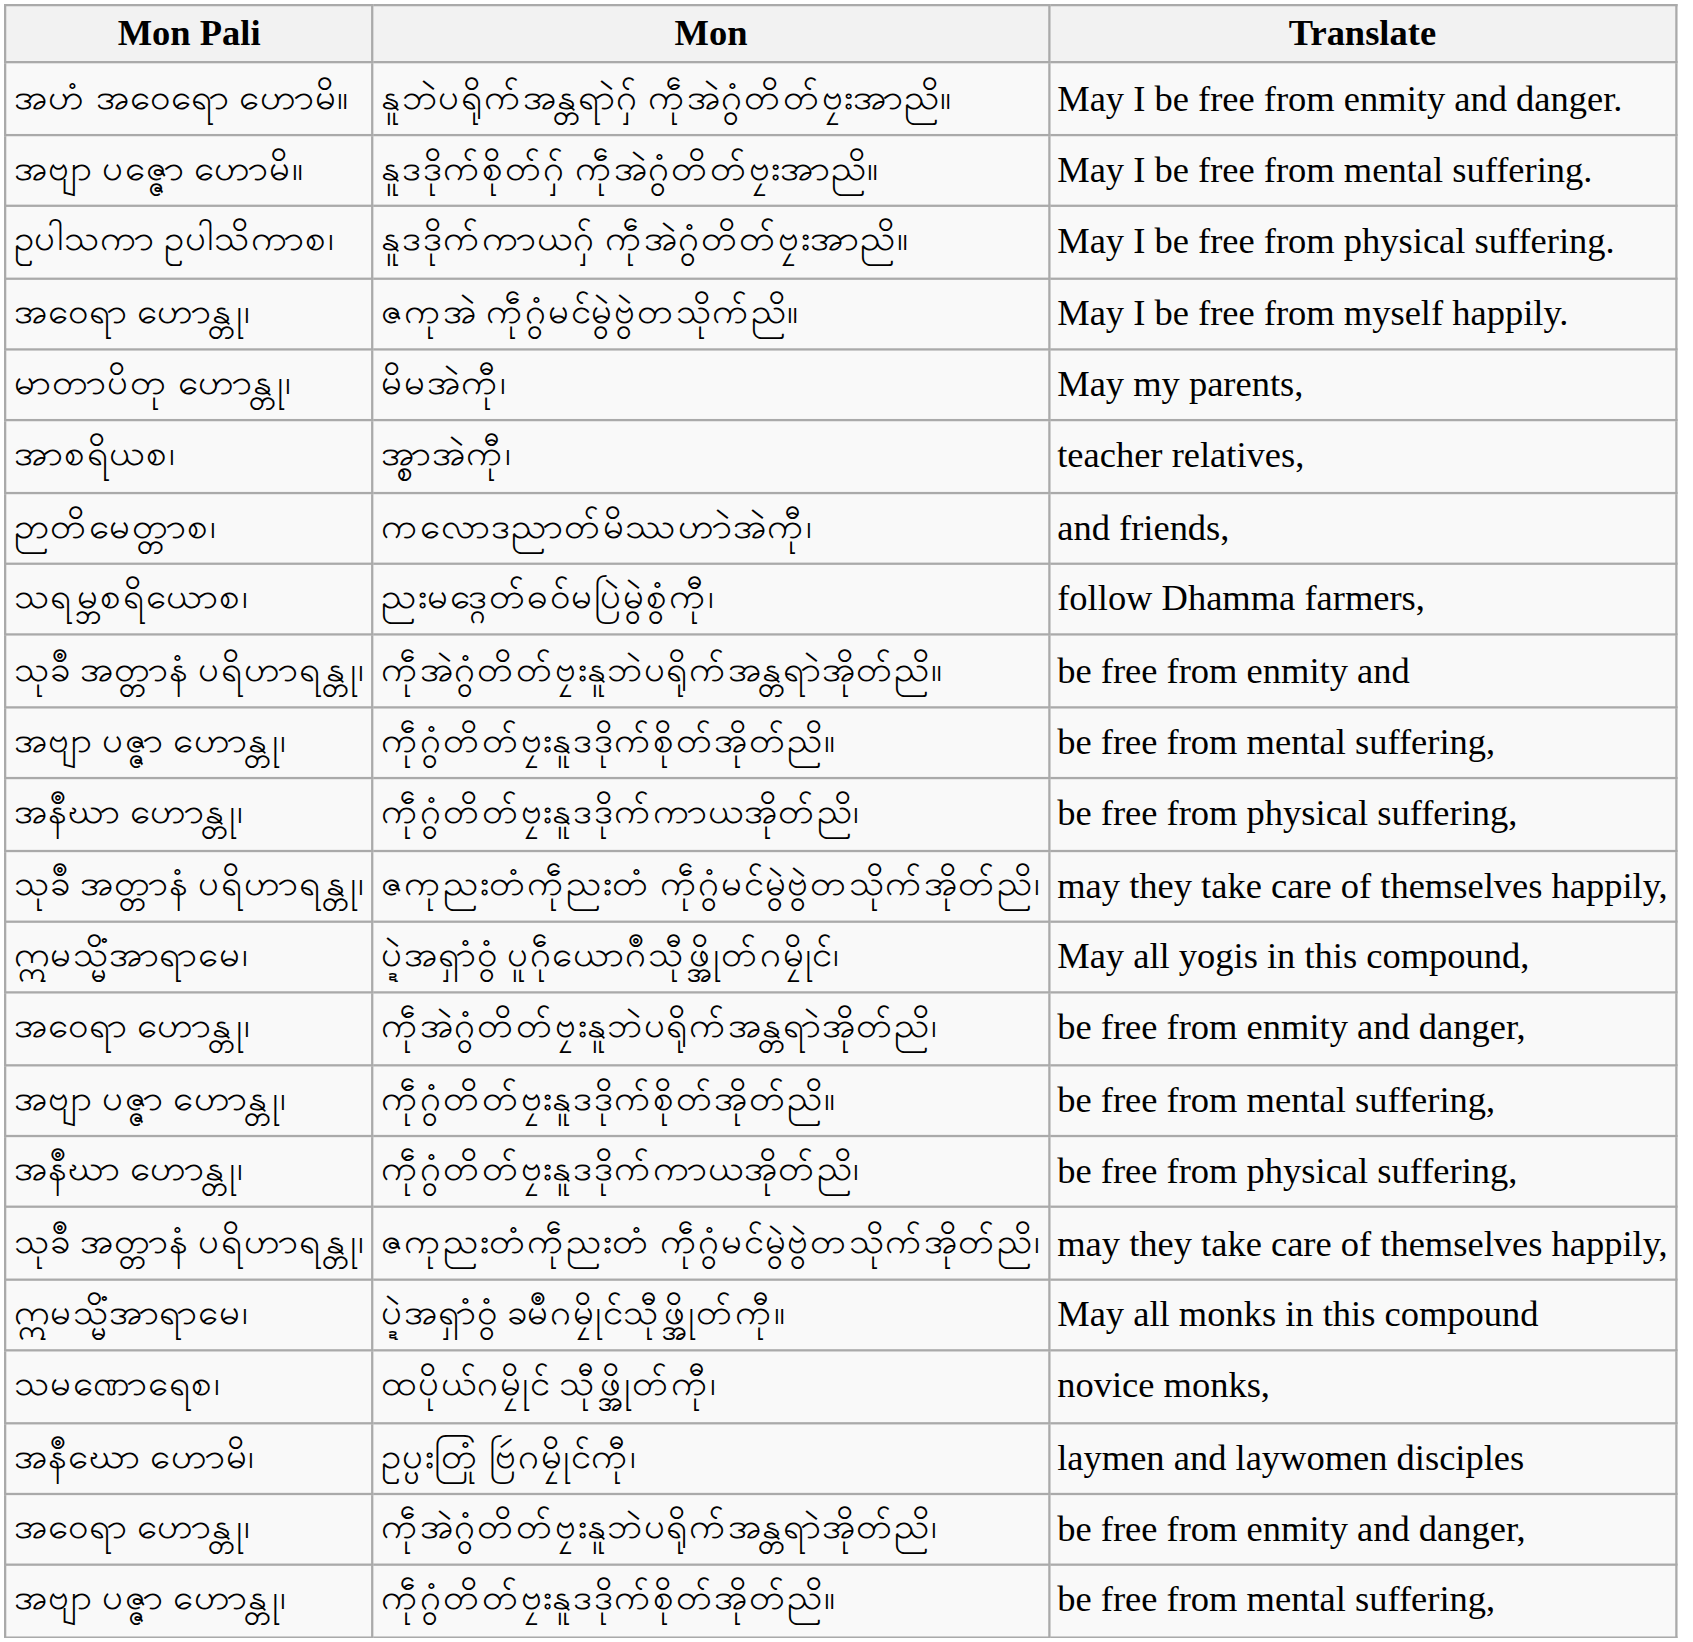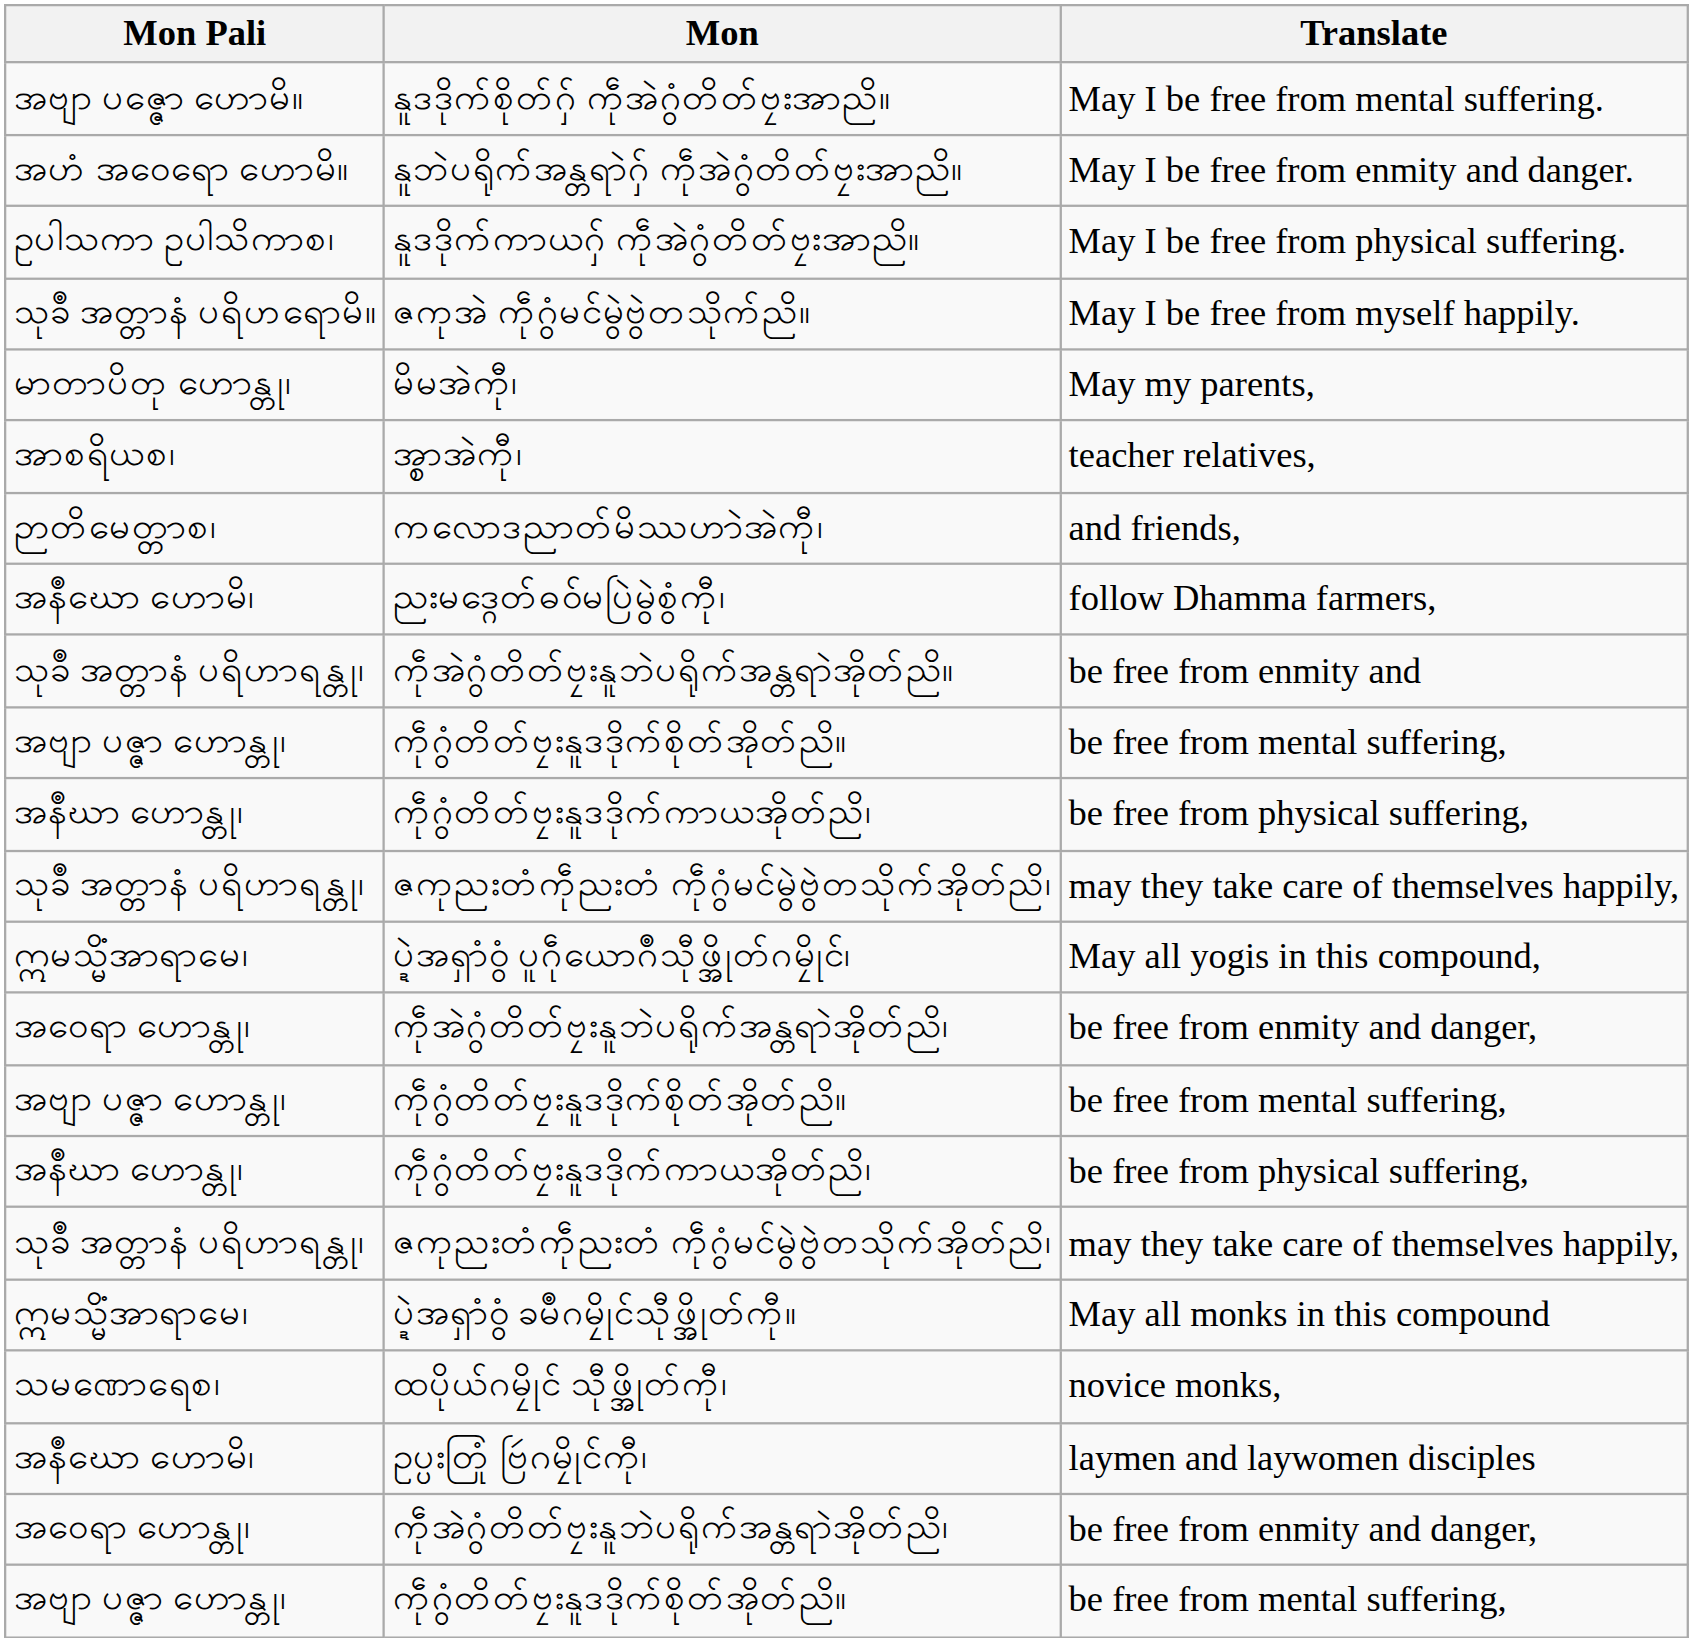rows swapped: (666, 95) <-> (630, 167)
(132, 310) အဝေရာ ဟောန္တု၊ -> (195, 310) သုခဳ အတ္တာနံ ပရိဟရောမိ။
(131, 596) သရမ္ဘစရိယောစ၊ -> (134, 596) အနဳဃော ဟောမိ၊
